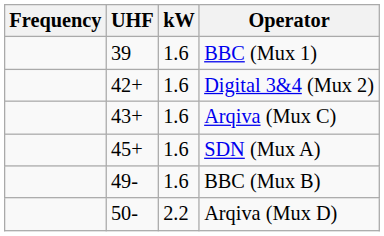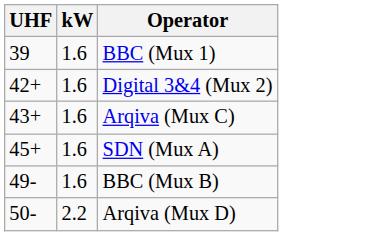- column: (55, 20)
